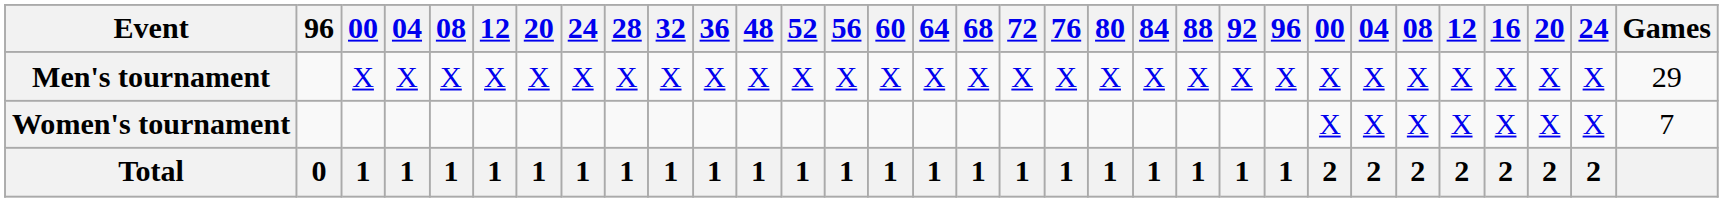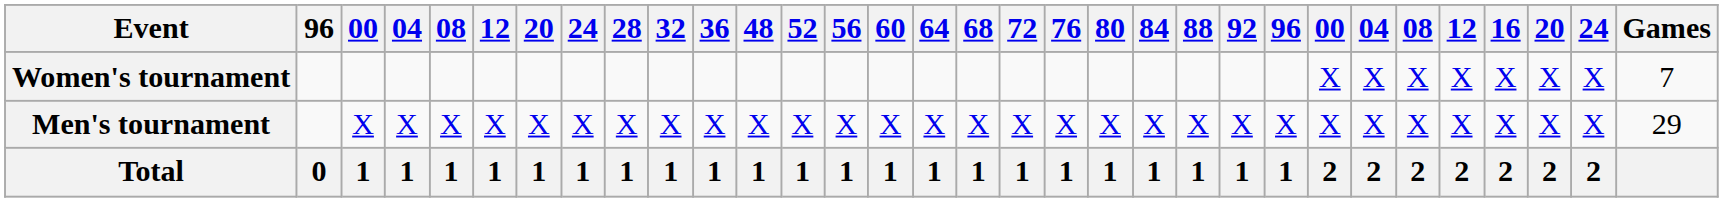rows swapped: (151, 76) <-> (151, 123)
